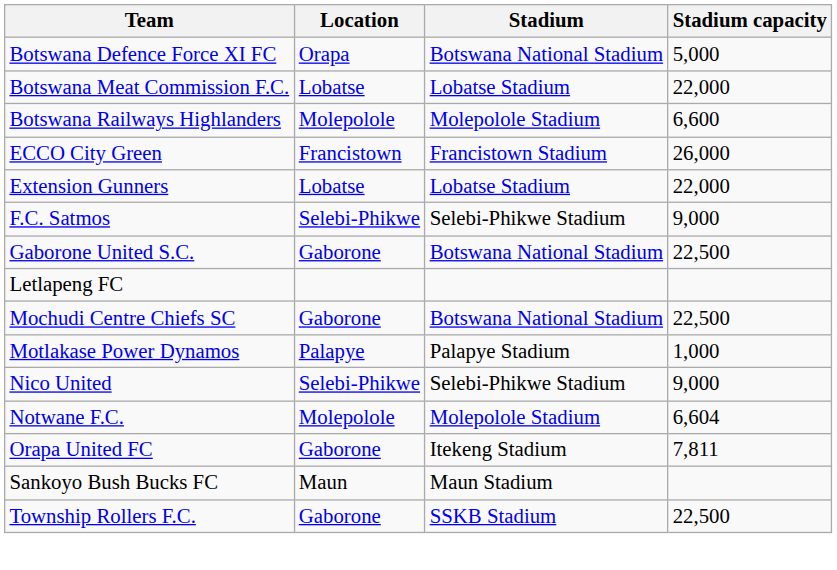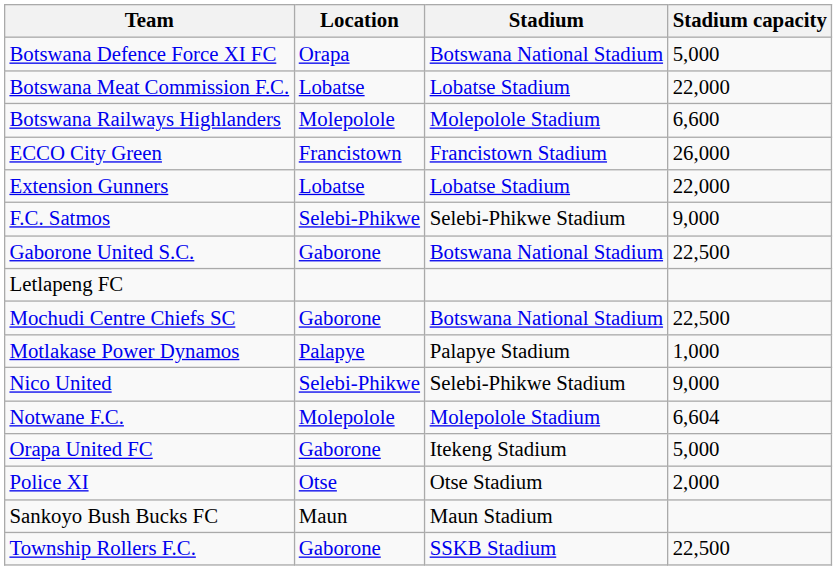(696, 449) 7,811 -> (696, 449) 5,000
+ row: (49, 482)
